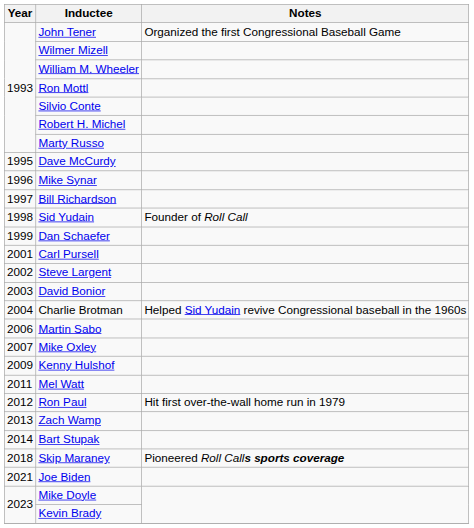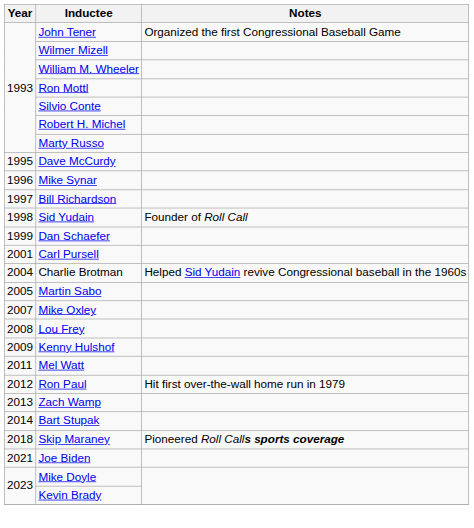- row: (75, 273)
- row: (72, 291)
(20, 328) 2006 -> (20, 291) 2005
+ row: (61, 328)
